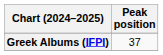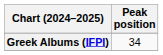(135, 42) 37 -> (135, 42) 34
